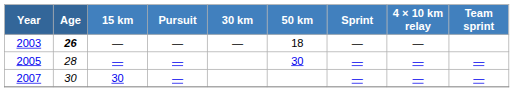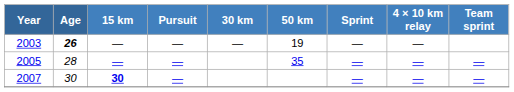(297, 43) 18 -> (297, 43) 19
(297, 61) 30 -> (297, 61) 35
(118, 78) normal -> (118, 78) bold
